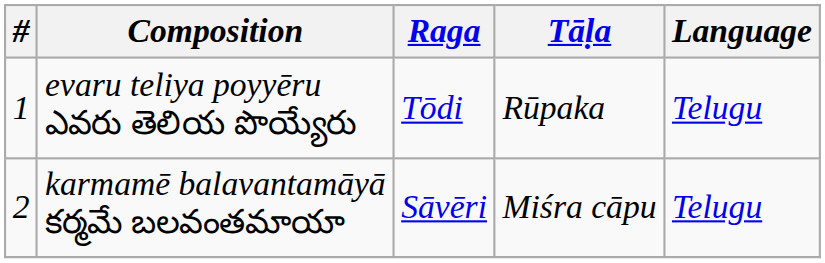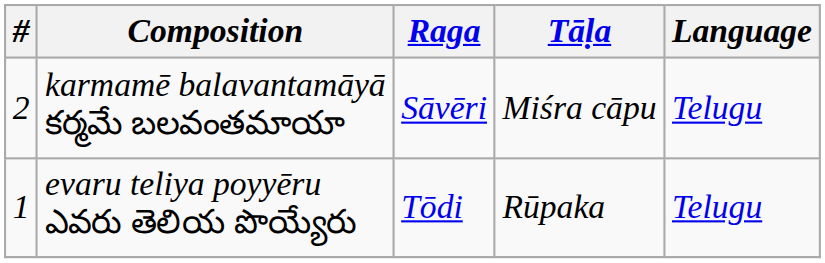rows swapped: (202, 103) <-> (215, 202)
